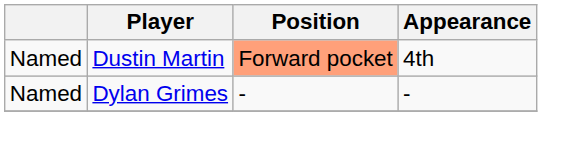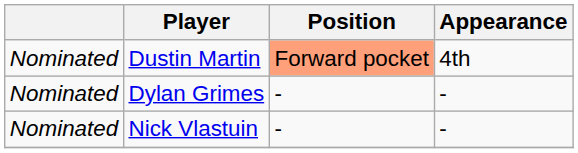(46, 57) Named -> (64, 57) Nominated
(46, 93) Named -> (64, 93) Nominated
+ row: (193, 128)
